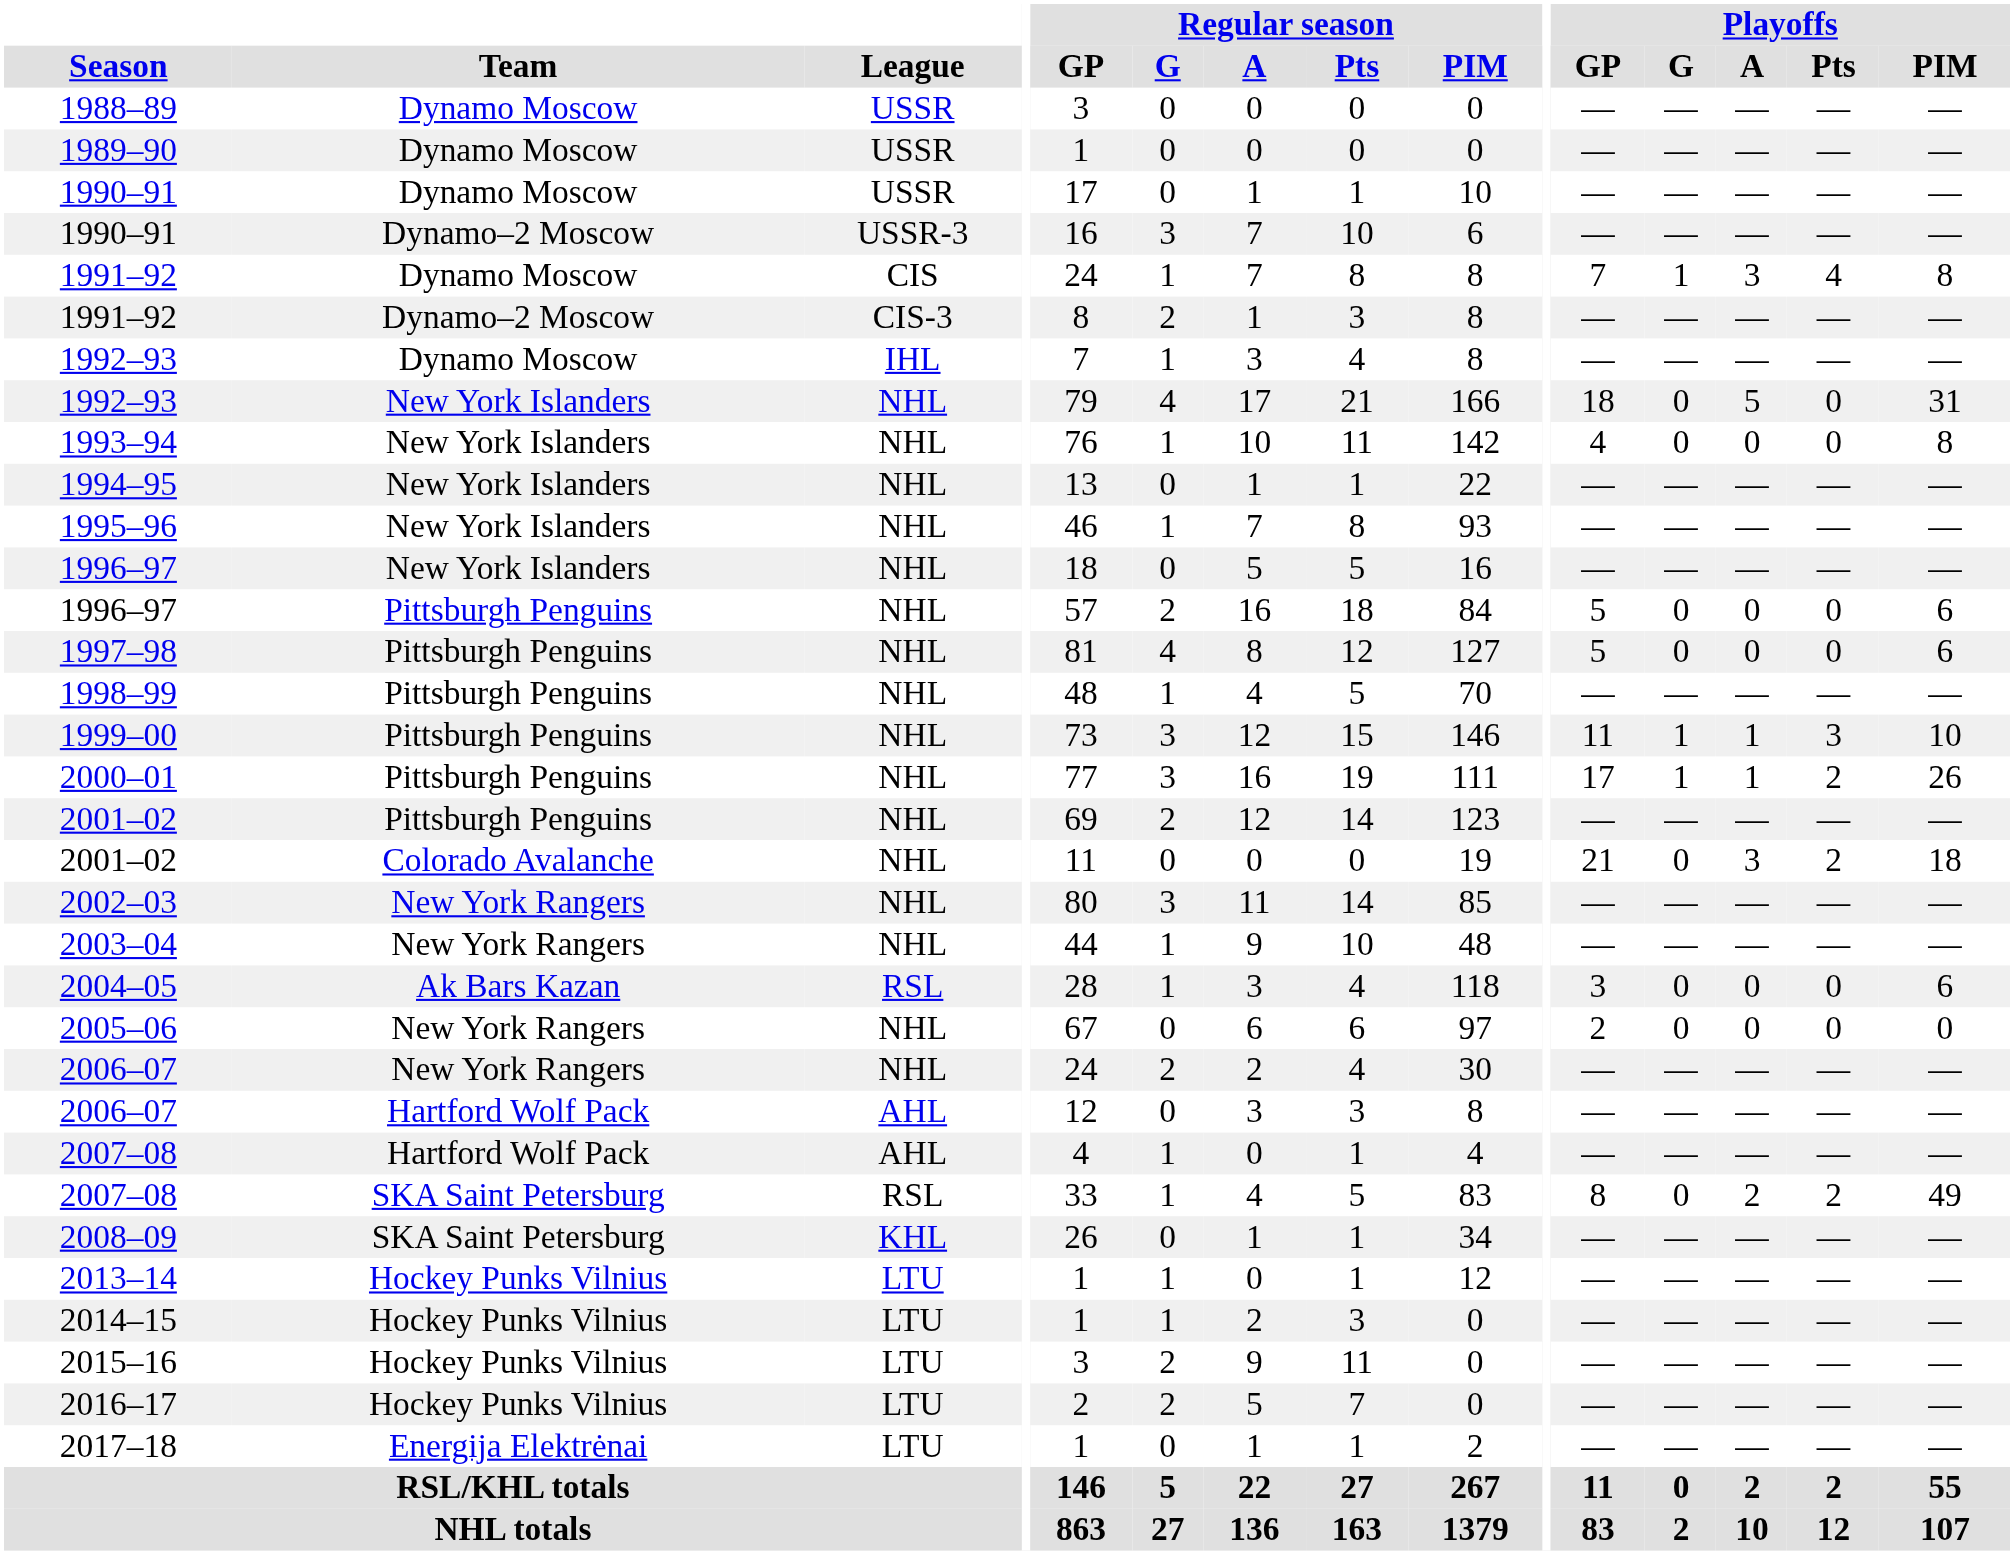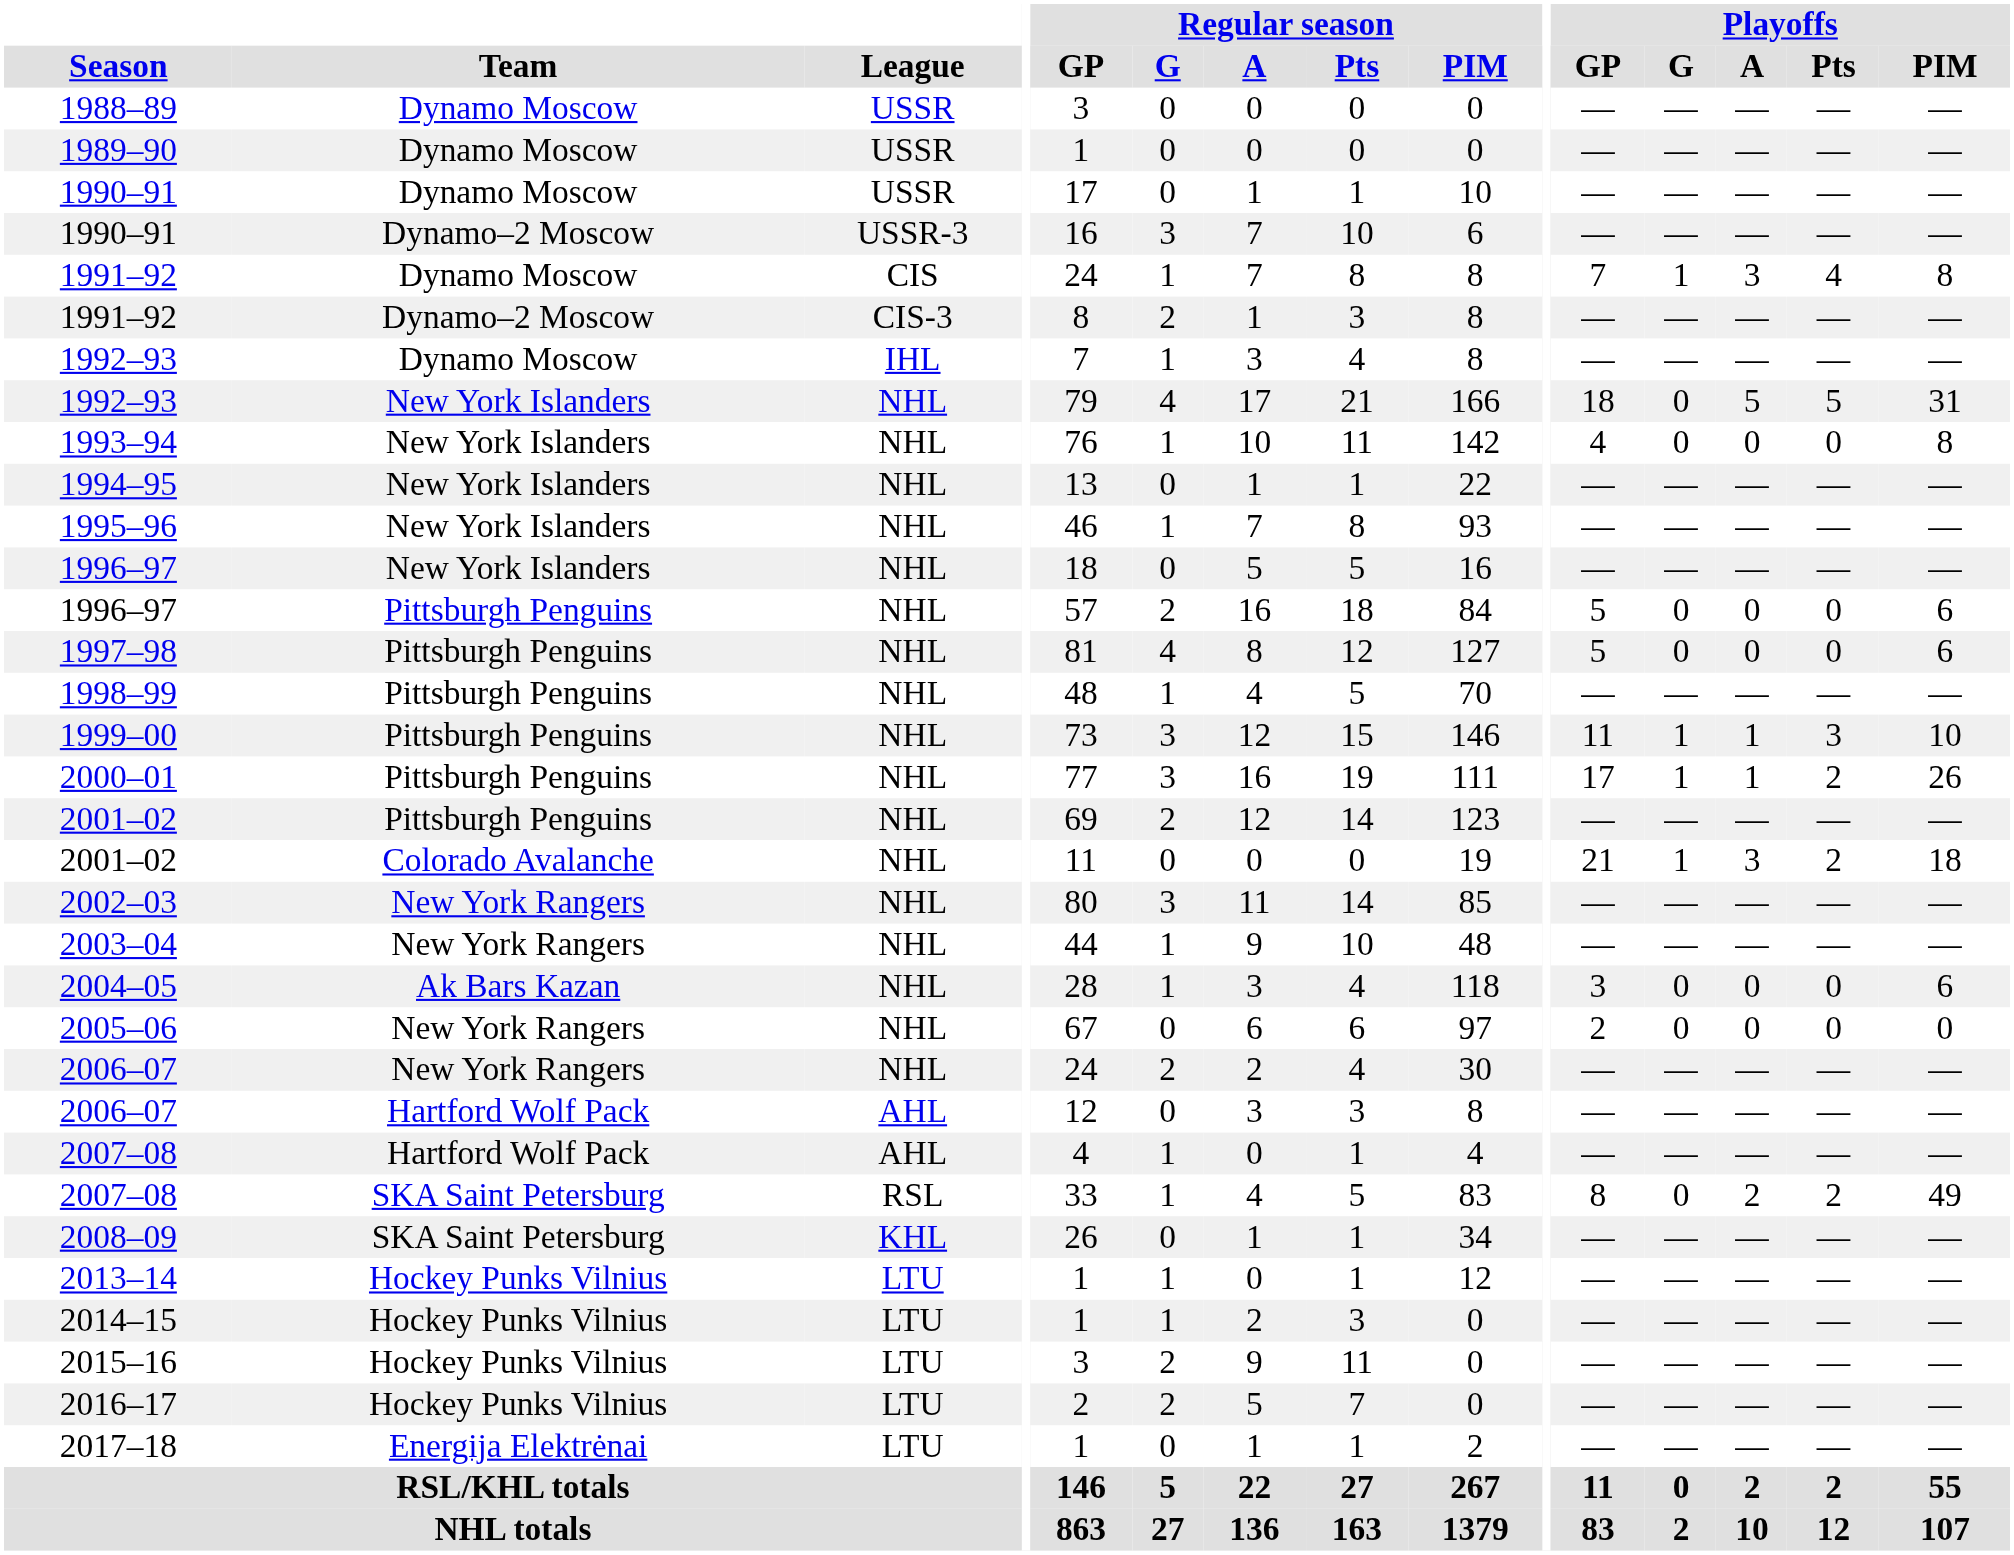(1834, 400) 0 -> (1834, 400) 5
(1681, 860) 0 -> (1681, 860) 1
(913, 985) RSL -> (913, 985) NHL
